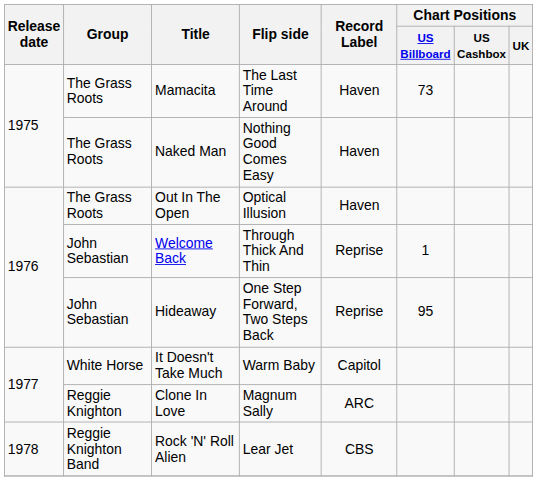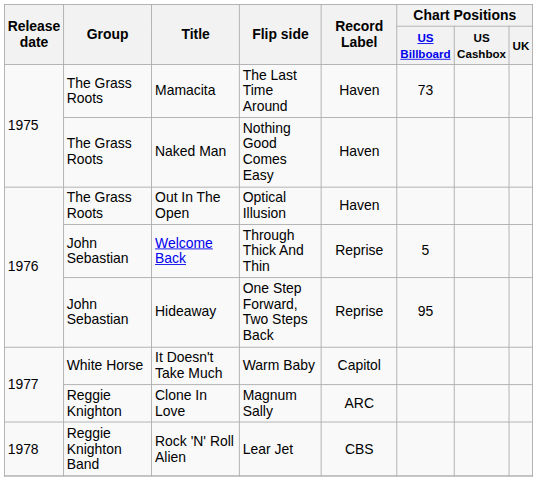(425, 251) 1 -> (425, 251) 5
